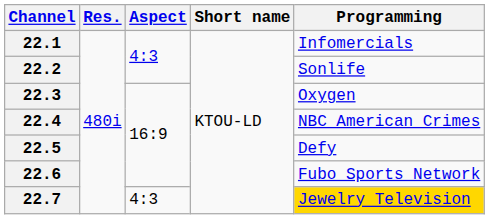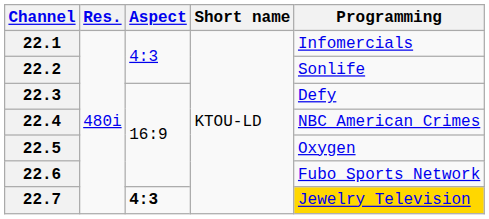(327, 96) Oxygen -> (317, 96) Defy
(317, 148) Defy -> (327, 148) Oxygen
(144, 200) normal -> (144, 200) bold
